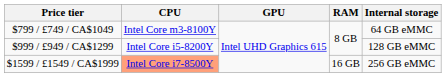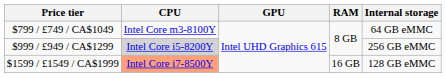(170, 47) no background -> (170, 47) lightgrey background
(402, 47) 128 GB eMMC -> (402, 47) 256 GB eMMC
(402, 64) 256 GB eMMC -> (402, 64) 128 GB eMMC
